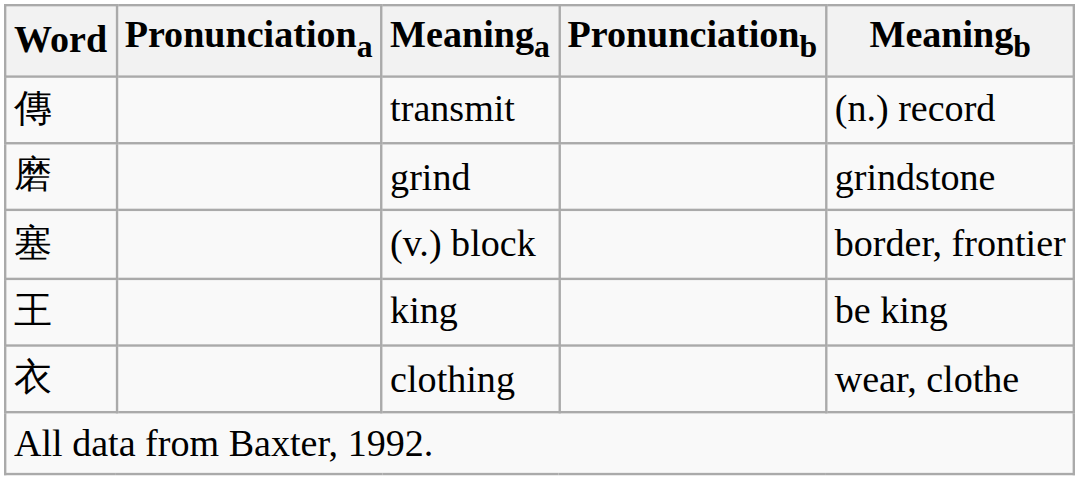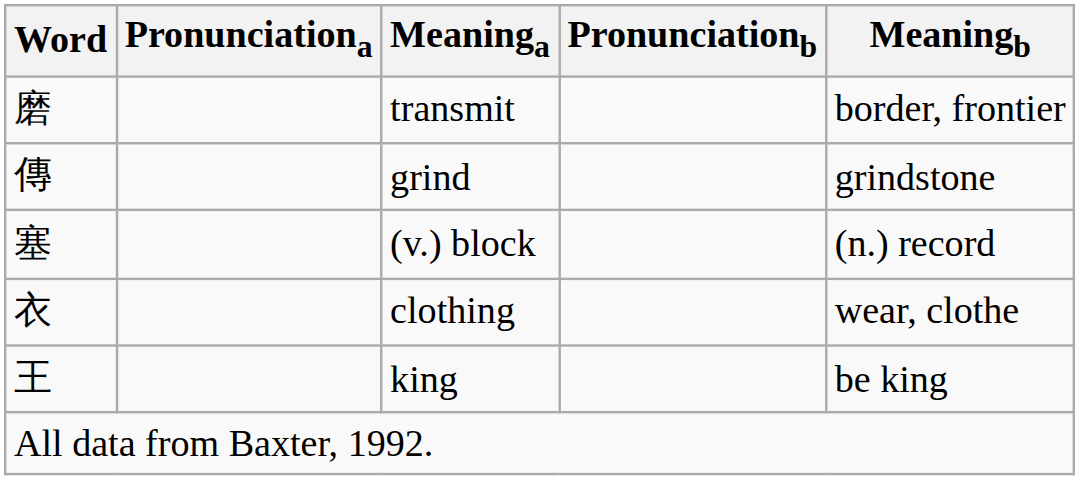(33, 107) 傳 -> (33, 107) 磨
(915, 108) (n.) record -> (950, 108) border, frontier
(33, 174) 磨 -> (33, 174) 傳
(950, 243) border, frontier -> (915, 243) (n.) record
rows swapped: (453, 378) <-> (424, 311)
